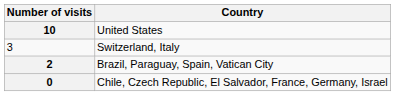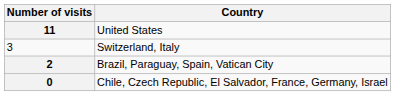(49, 30) 10 -> (49, 30) 11
